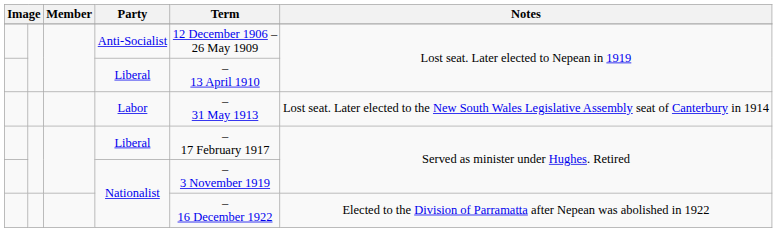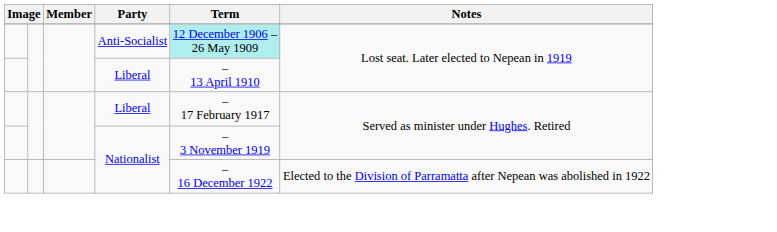(225, 41) no background -> (225, 41) paleturquoise background
- row: (16, 109)
